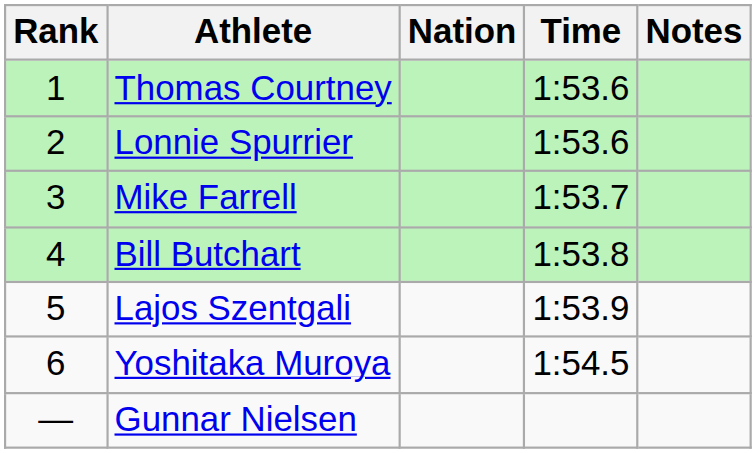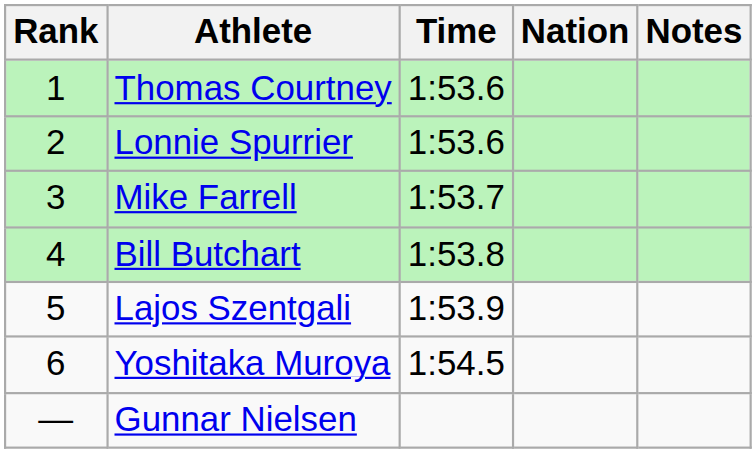columns swapped: (462, 32) <-> (581, 32)
